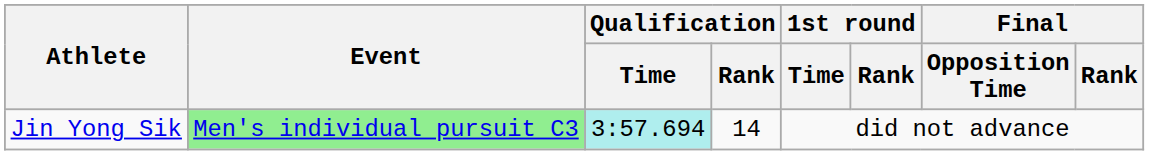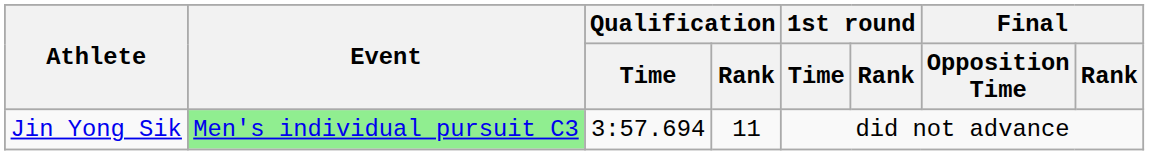(648, 129) paleturquoise background -> (648, 129) no background
(747, 129) 14 -> (747, 129) 11
